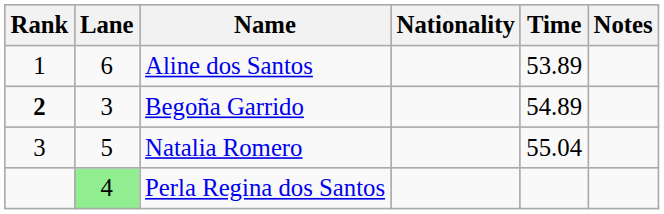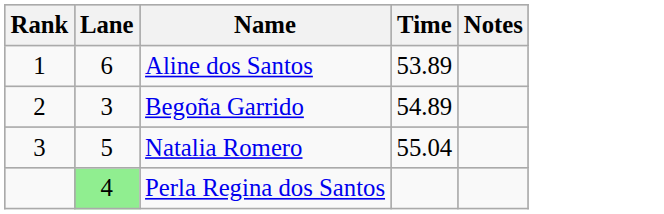- column: (456, 25)
(39, 106) bold -> (39, 106) normal
